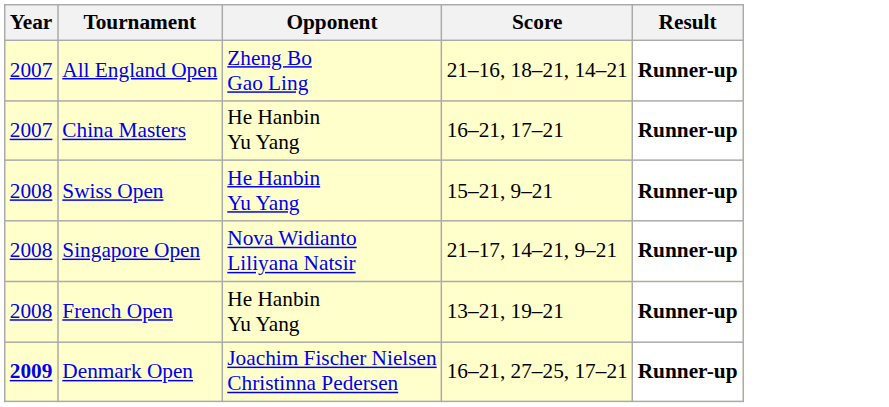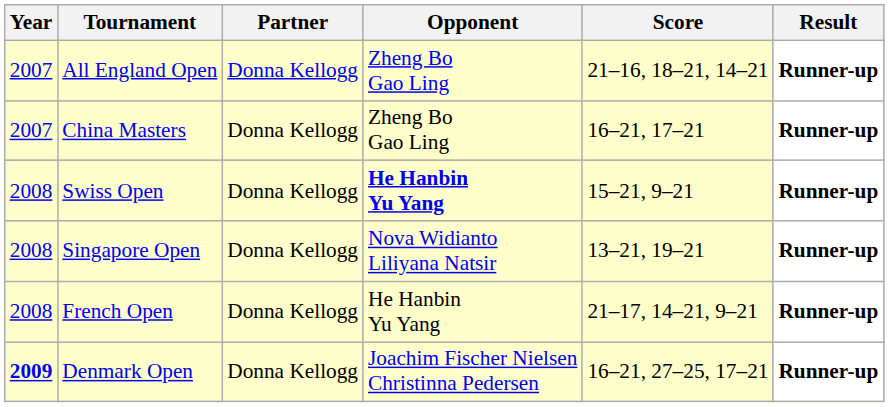+ column: (293, 22)
(274, 130) He Hanbin Yu Yang -> (410, 130) Zheng Bo Gao Ling
(274, 190) normal -> (418, 190) bold
(532, 251) 21–17, 14–21, 9–21 -> (646, 251) 13–21, 19–21
(505, 311) 13–21, 19–21 -> (673, 311) 21–17, 14–21, 9–21
